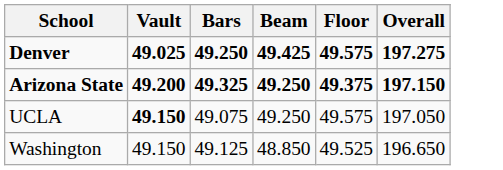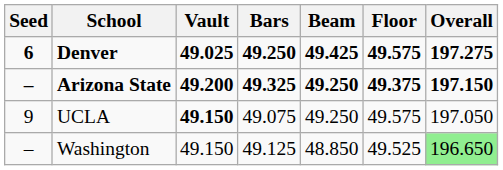+ column: (29, 20)
(414, 149) no background -> (462, 149) lightgreen background
